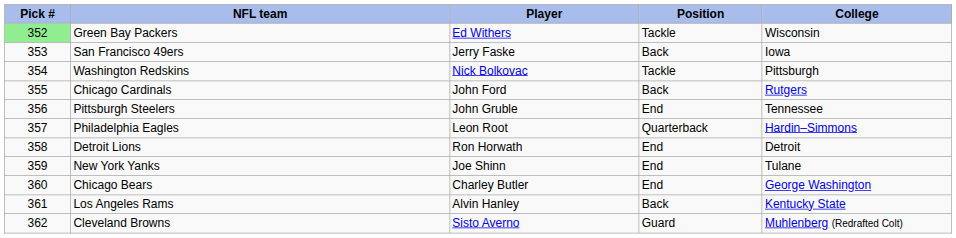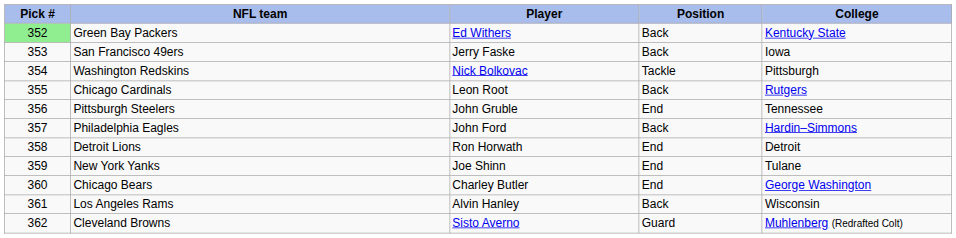(659, 33) Tackle -> (655, 33) Back
(792, 33) Wisconsin -> (805, 33) Kentucky State
(479, 90) John Ford -> (480, 90) Leon Root
(480, 128) Leon Root -> (479, 128) John Ford
(675, 128) Quarterback -> (655, 128) Back
(805, 204) Kentucky State -> (792, 204) Wisconsin
